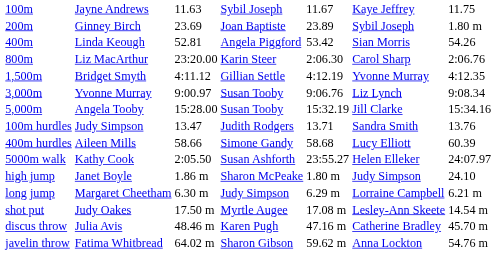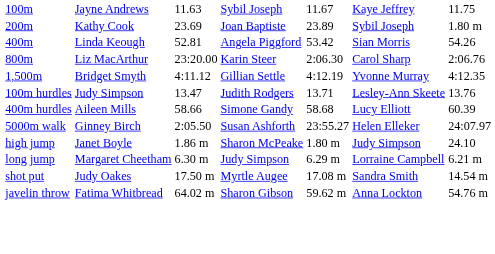(108, 25) Ginney Birch -> (104, 25) Kathy Cook
- row: (24, 92)
- row: (24, 109)
(385, 126) Sandra Smith -> (399, 92) Lesley-Ann Skeete
(104, 159) Kathy Cook -> (108, 126) Ginney Birch
(399, 209) Lesley-Ann Skeete -> (385, 176) Sandra Smith
- row: (36, 226)
